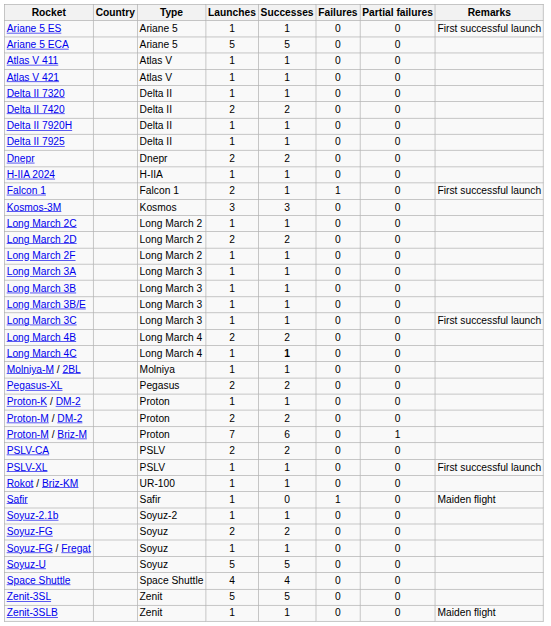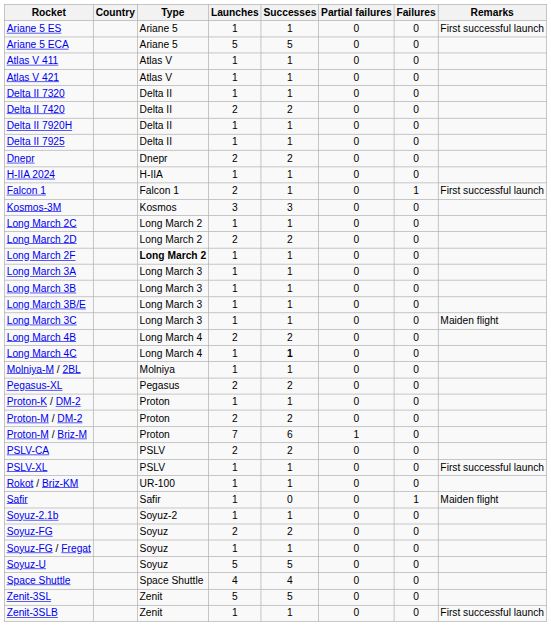columns swapped: (338, 12) <-> (398, 12)
(171, 256) normal -> (173, 256) bold
(489, 321) First successful launch -> (469, 321) Maiden flight
(467, 613) Maiden flight -> (492, 613) First successful launch
